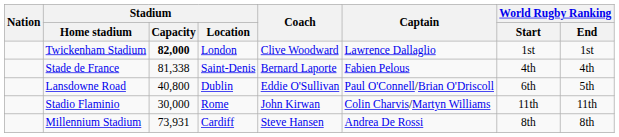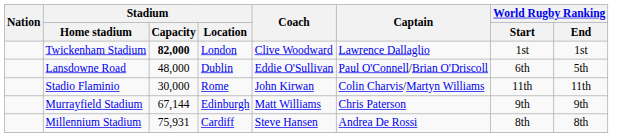- row: (82, 68)
(174, 86) 40,800 -> (174, 68) 48,000
+ row: (94, 104)
(174, 123) 73,931 -> (174, 123) 75,931
